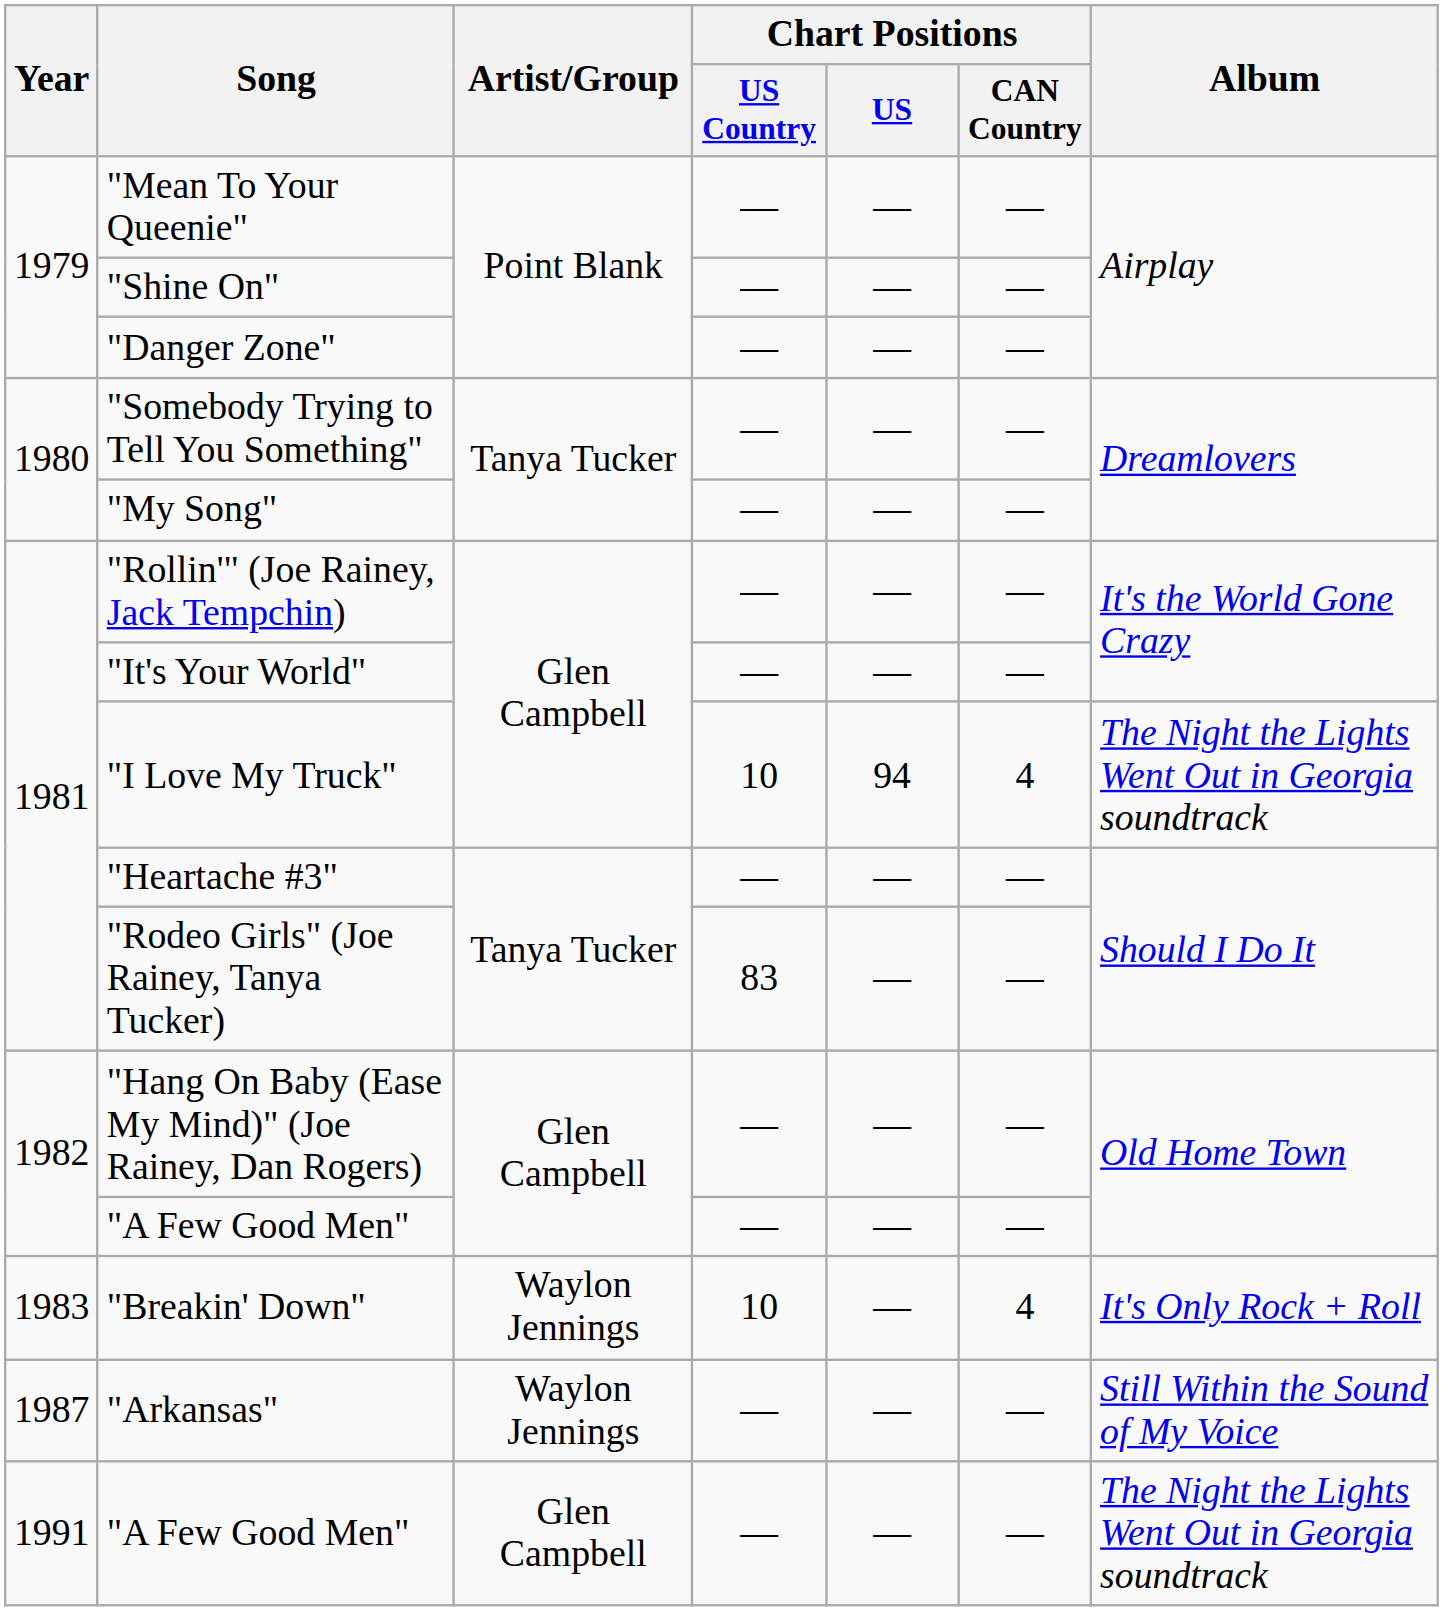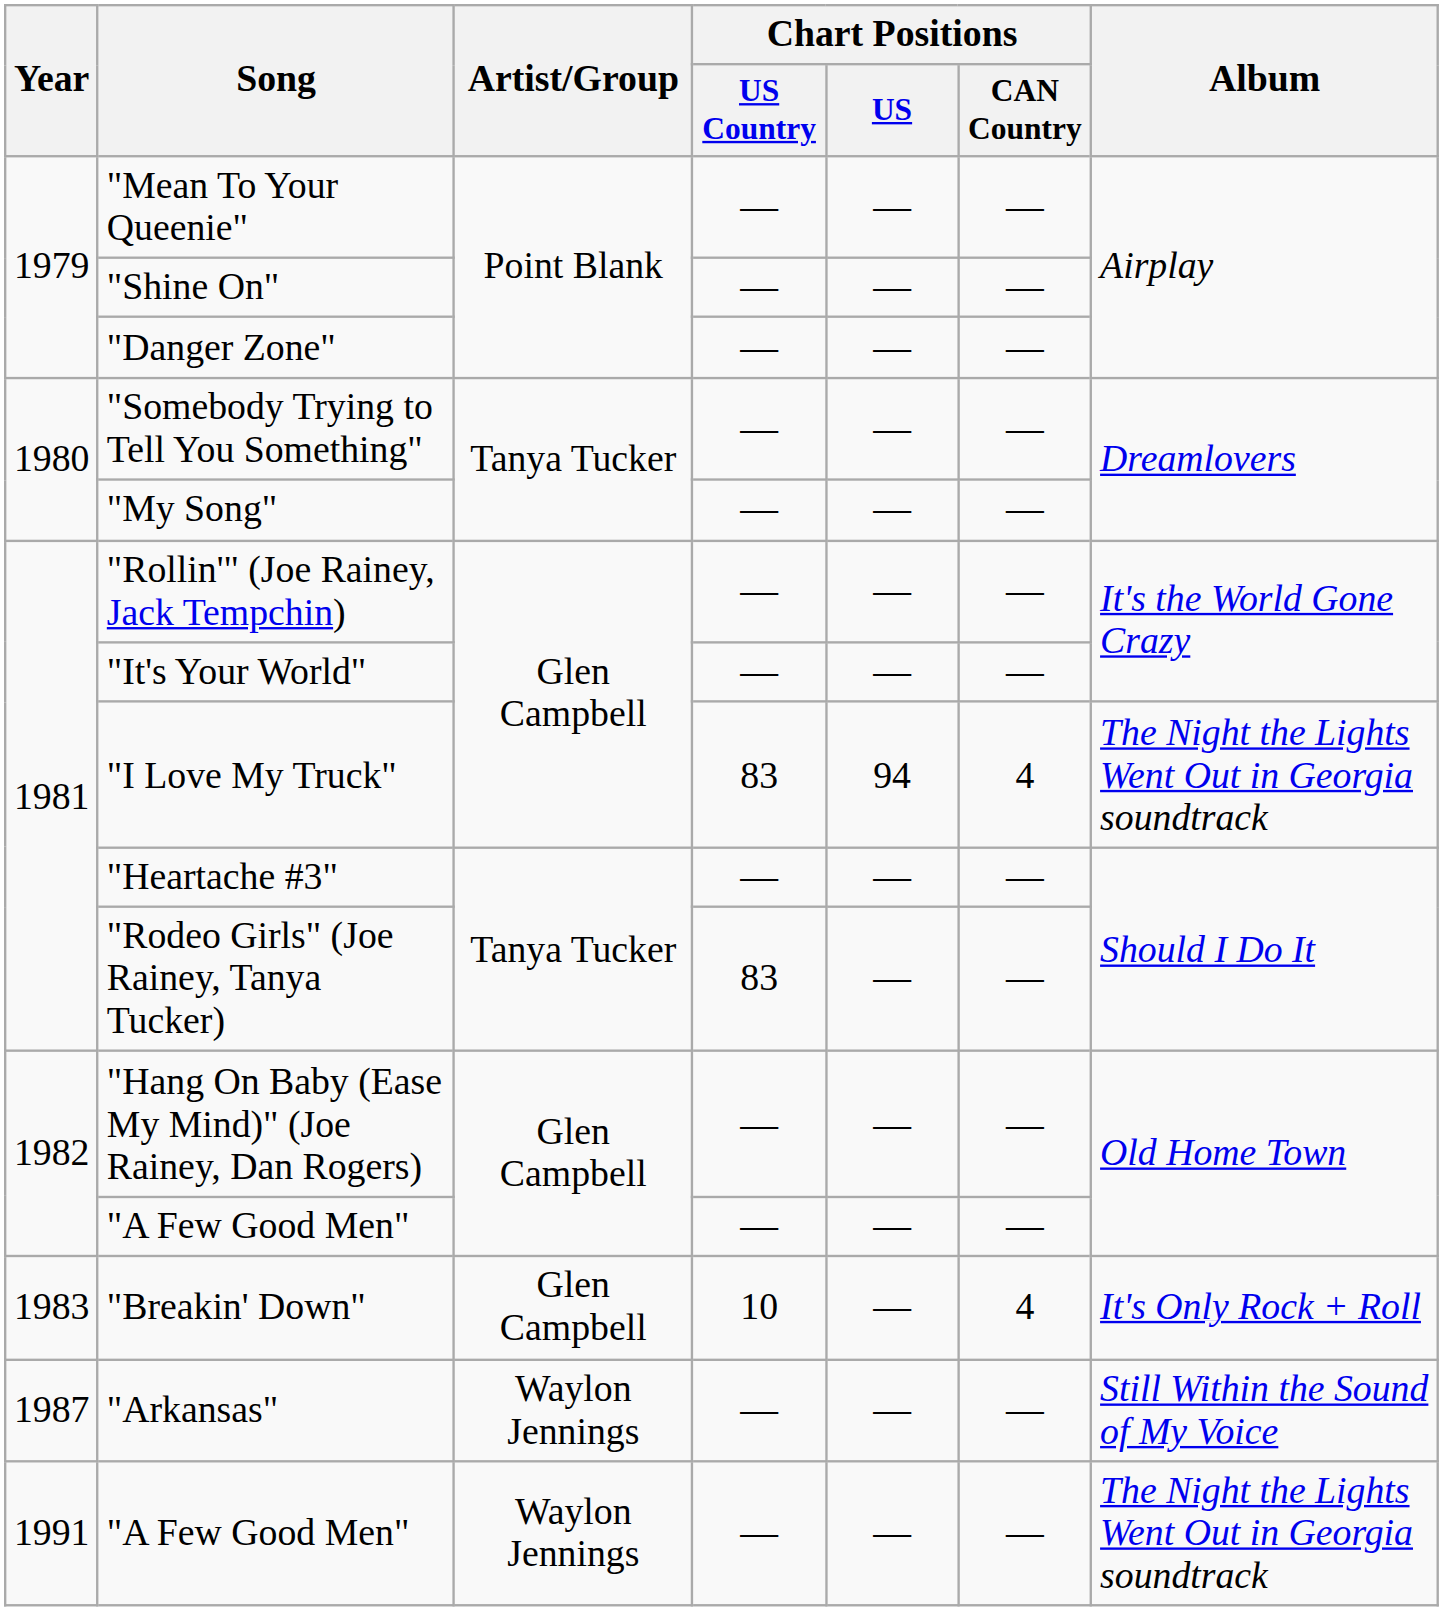(759, 773) 10 -> (759, 773) 83
(573, 1306) Waylon Jennings -> (573, 1306) Glen Campbell
(573, 1532) Glen Campbell -> (573, 1532) Waylon Jennings
